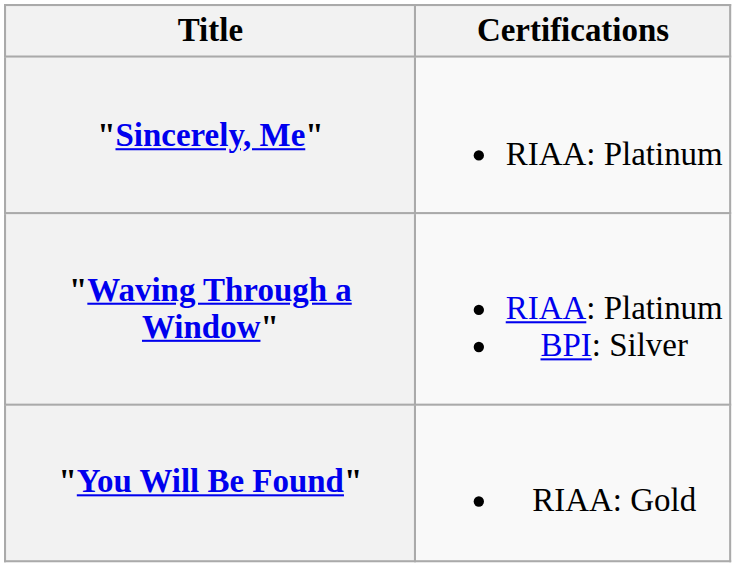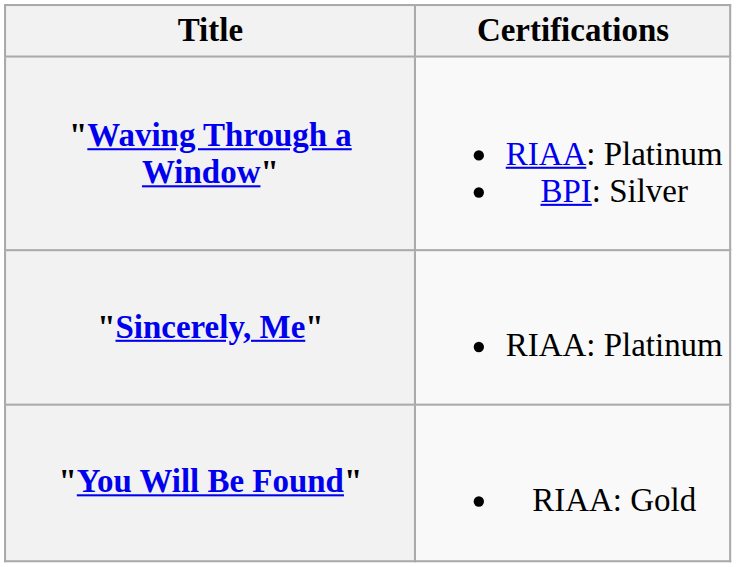rows swapped: (210, 308) <-> (210, 134)
